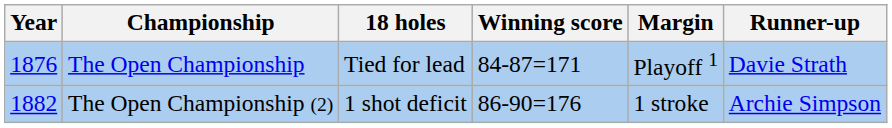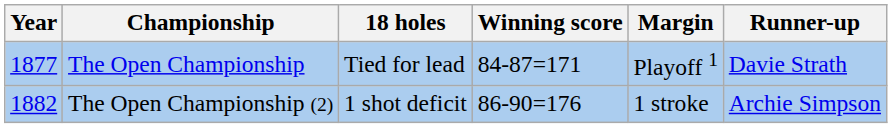(34, 63) 1876 -> (34, 63) 1877
